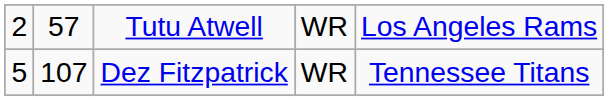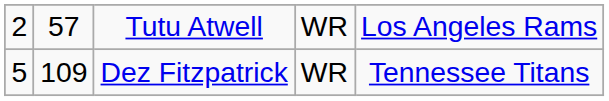(64, 71) 107 -> (64, 71) 109
